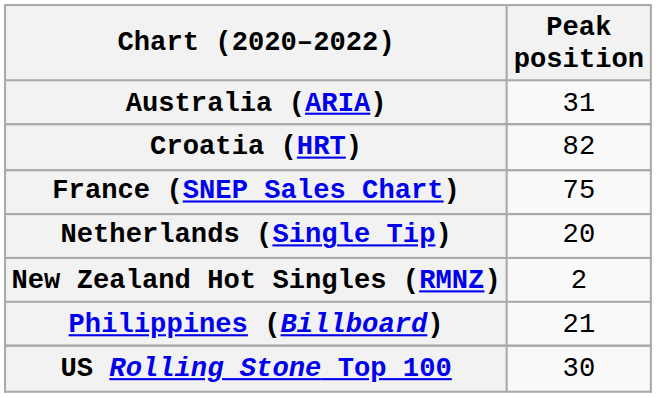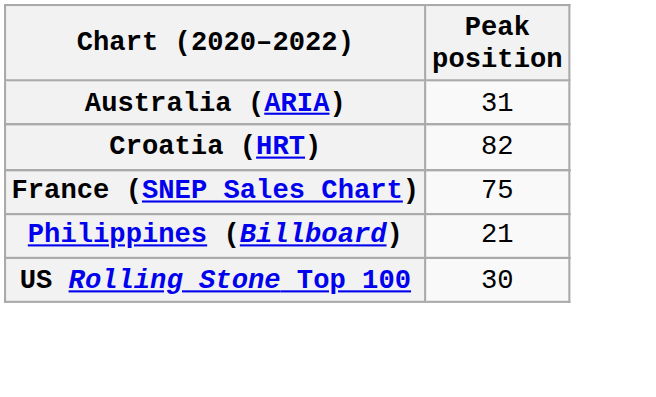- row: (256, 236)
- row: (256, 280)
